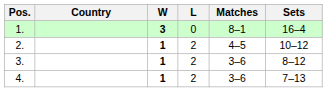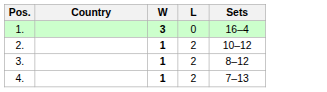- column: (237, 12)
